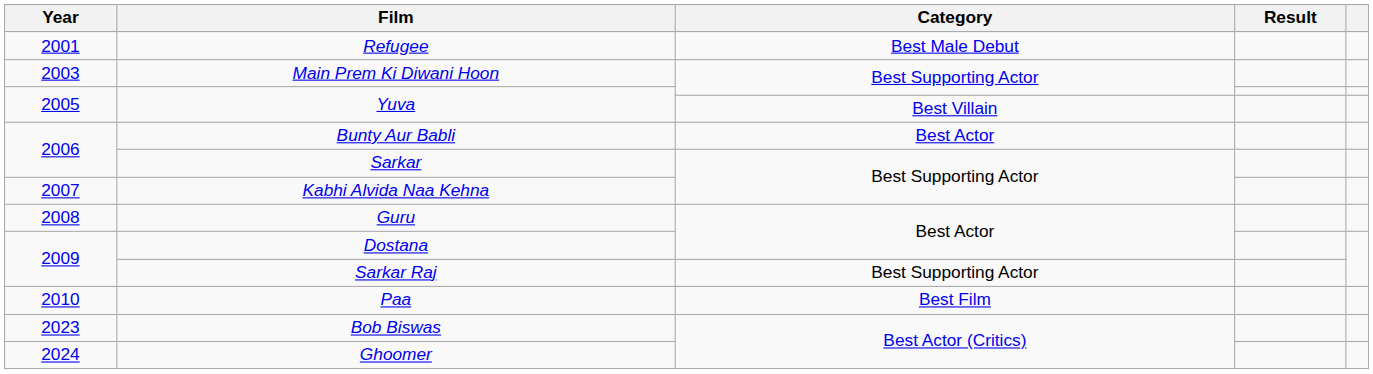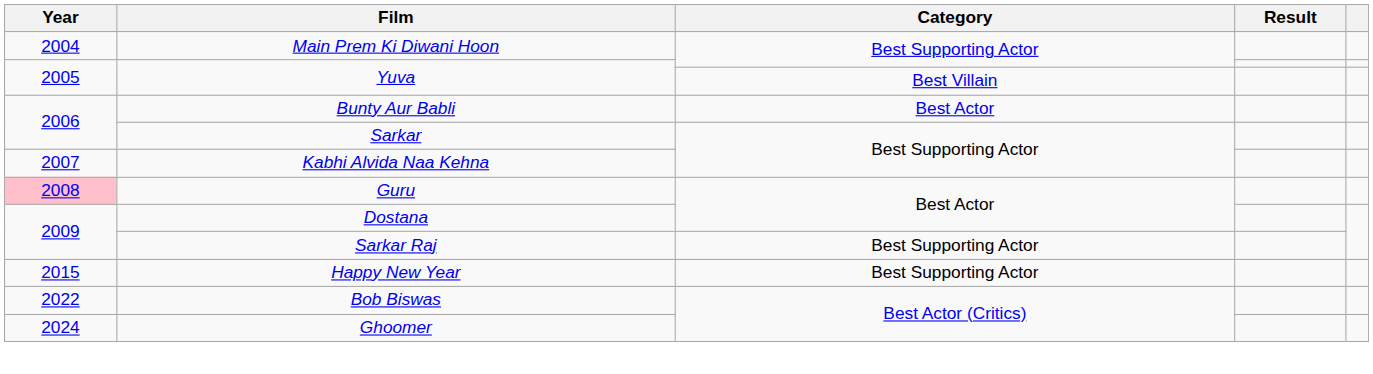- row: (396, 45)
(60, 73) 2003 -> (60, 45) 2004
(60, 218) no background -> (60, 190) pink background
- row: (396, 300)
+ row: (396, 272)
(60, 327) 2023 -> (60, 300) 2022
